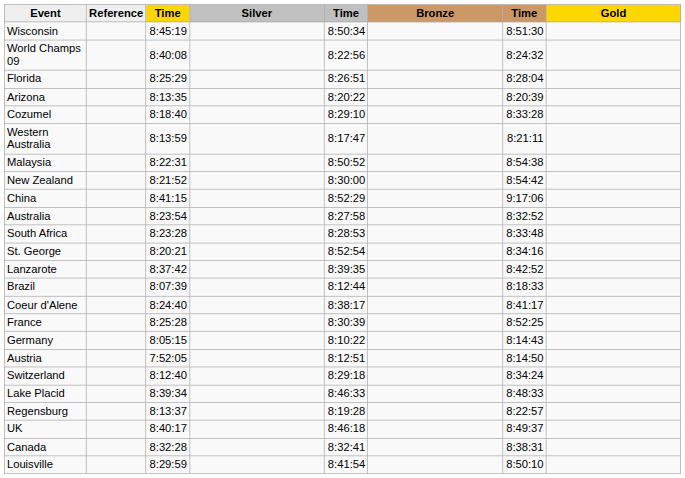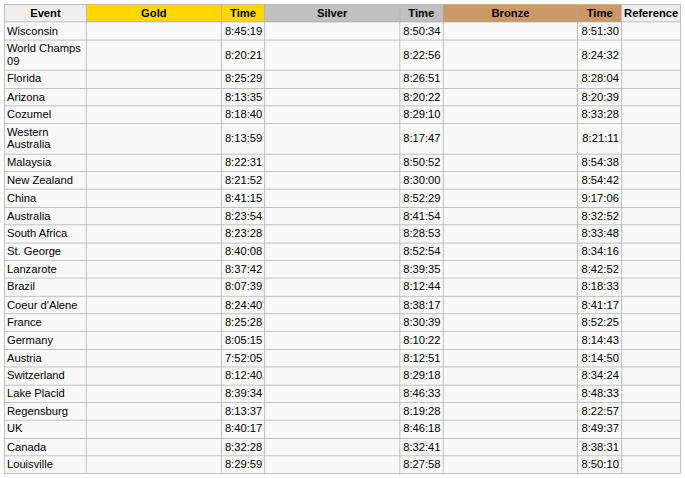columns swapped: (613, 13) <-> (116, 13)
(168, 55) 8:40:08 -> (244, 55) 8:20:21
(347, 216) 8:27:58 -> (422, 216) 8:41:54
(168, 251) 8:20:21 -> (244, 251) 8:40:08
(347, 464) 8:41:54 -> (422, 464) 8:27:58
